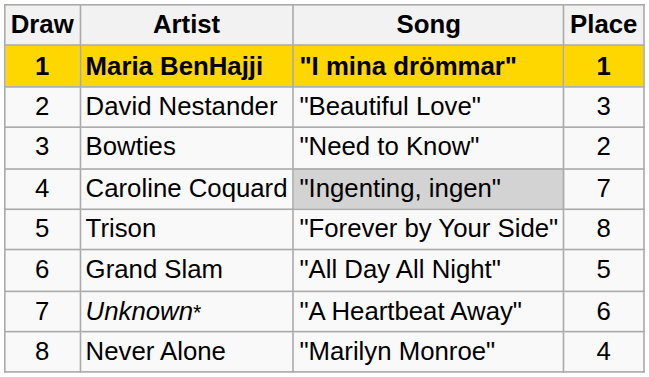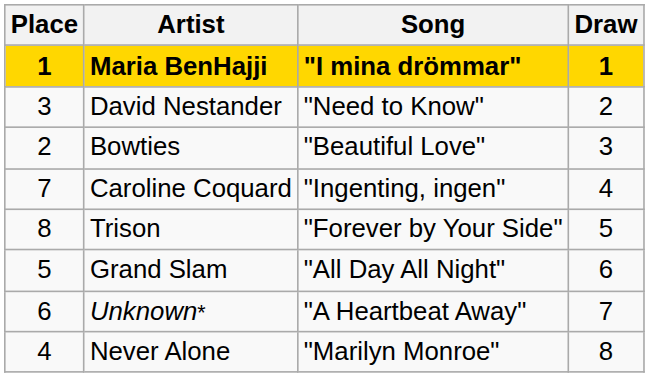columns swapped: (42, 24) <-> (604, 24)
(390, 106) "Beautiful Love" -> (394, 106) "Need to Know"
(389, 147) "Need to Know" -> (394, 147) "Beautiful Love"
(400, 188) lightgrey background -> (405, 188) no background
